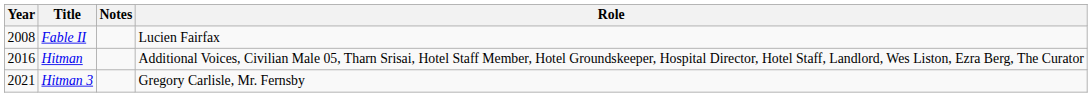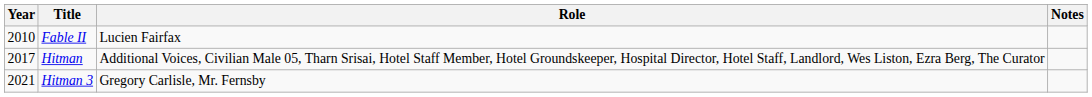columns swapped: (611, 15) <-> (116, 15)
(21, 37) 2008 -> (21, 37) 2010
(21, 59) 2016 -> (21, 59) 2017
